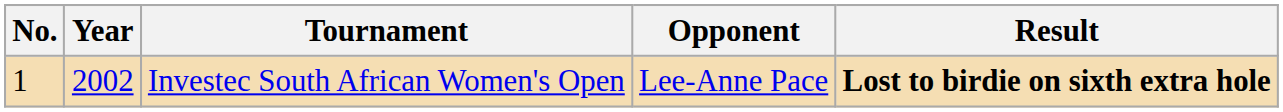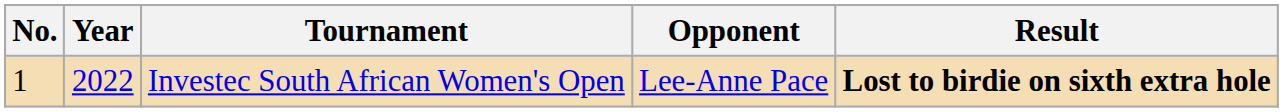(103, 81) 2002 -> (103, 81) 2022
